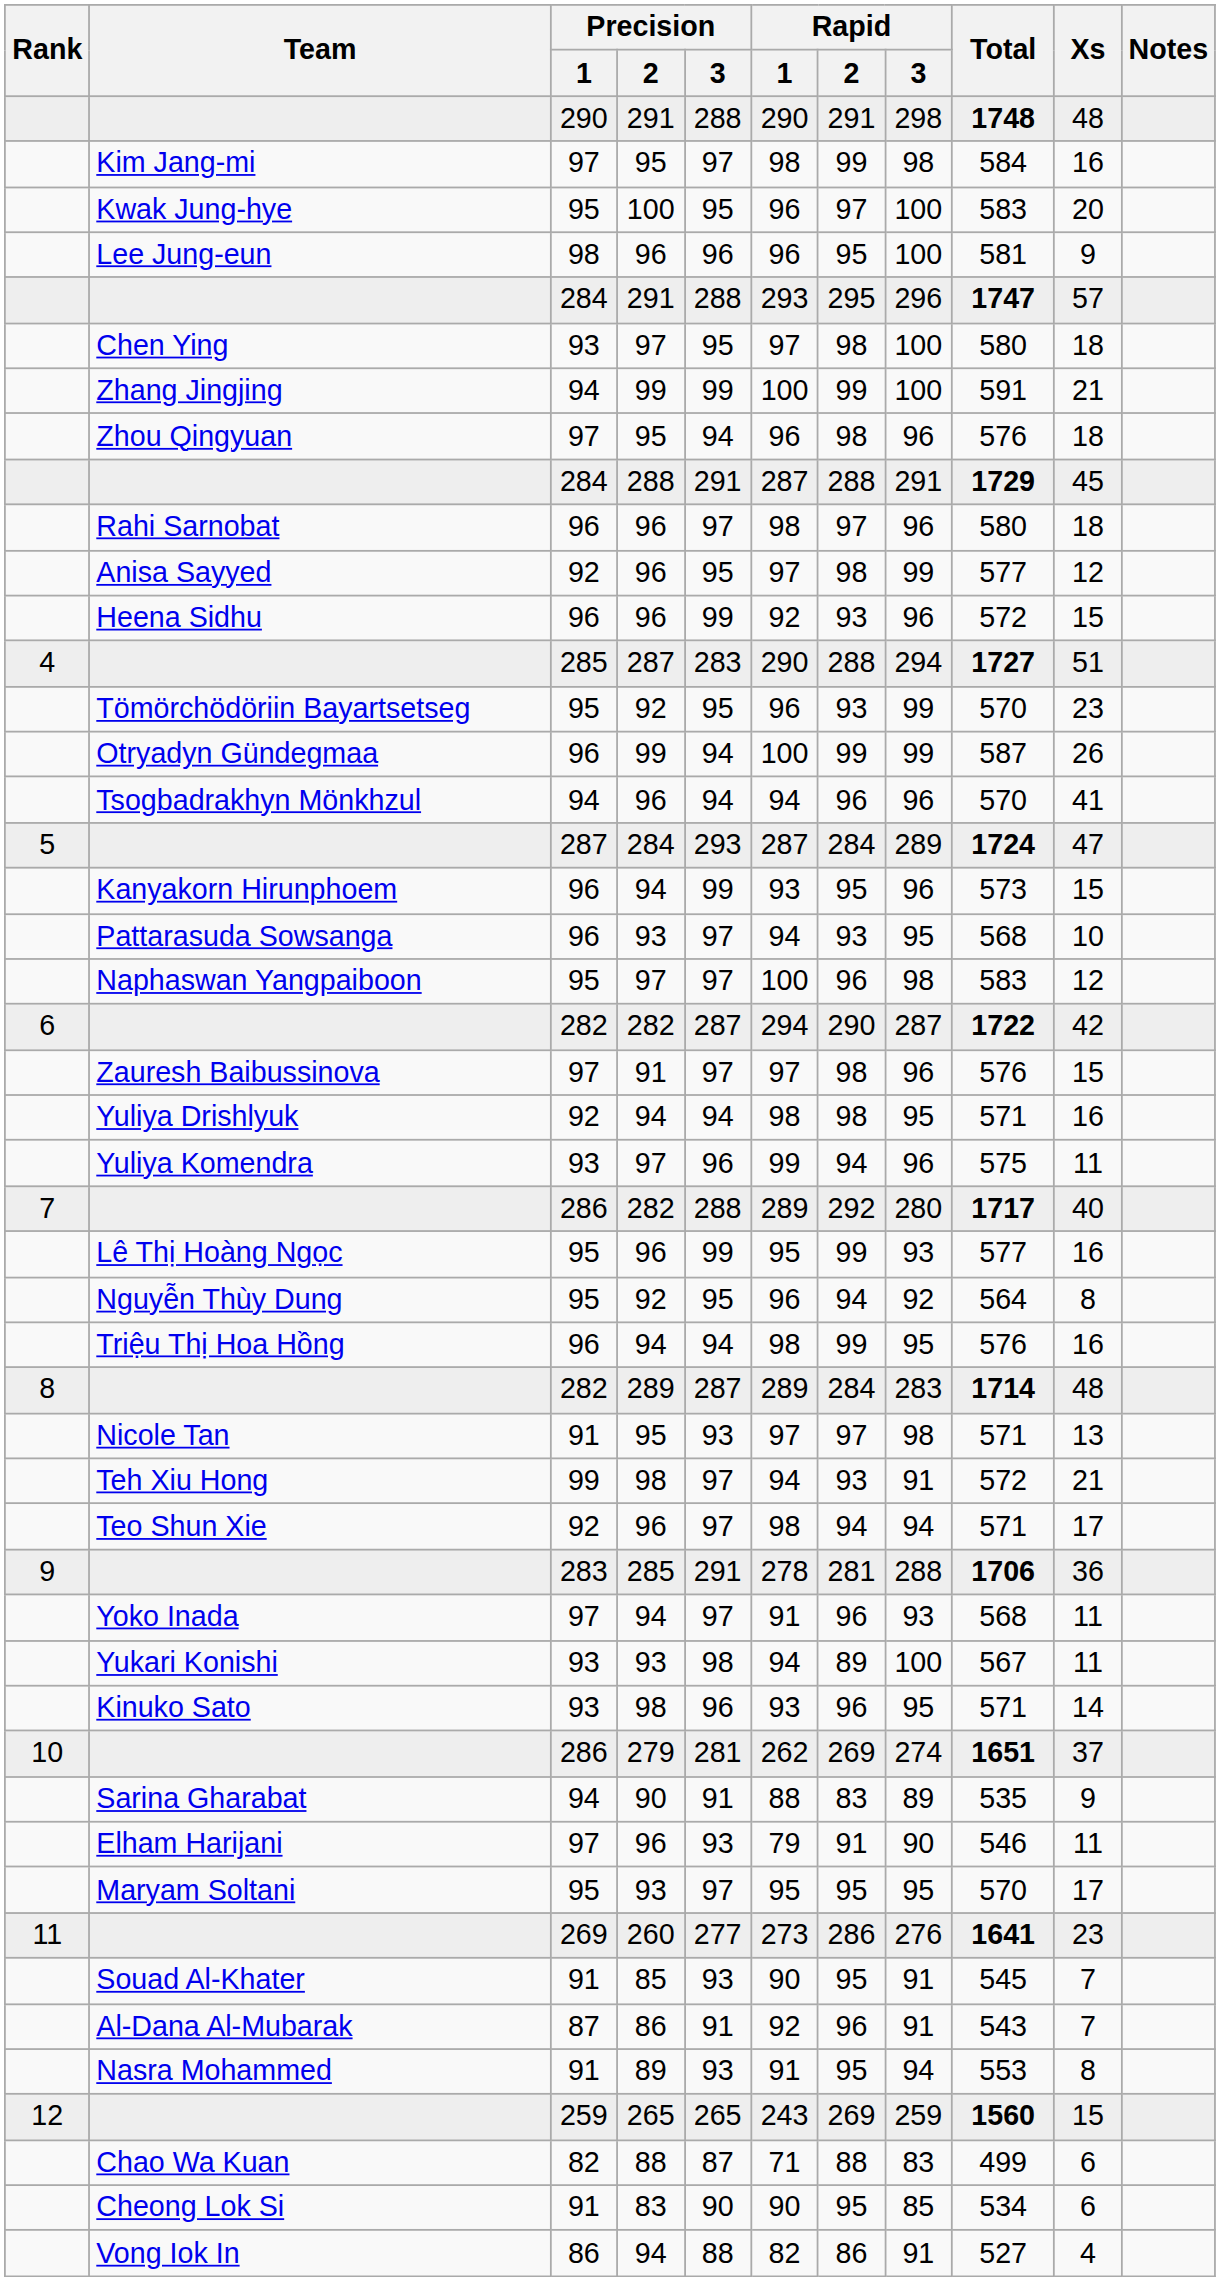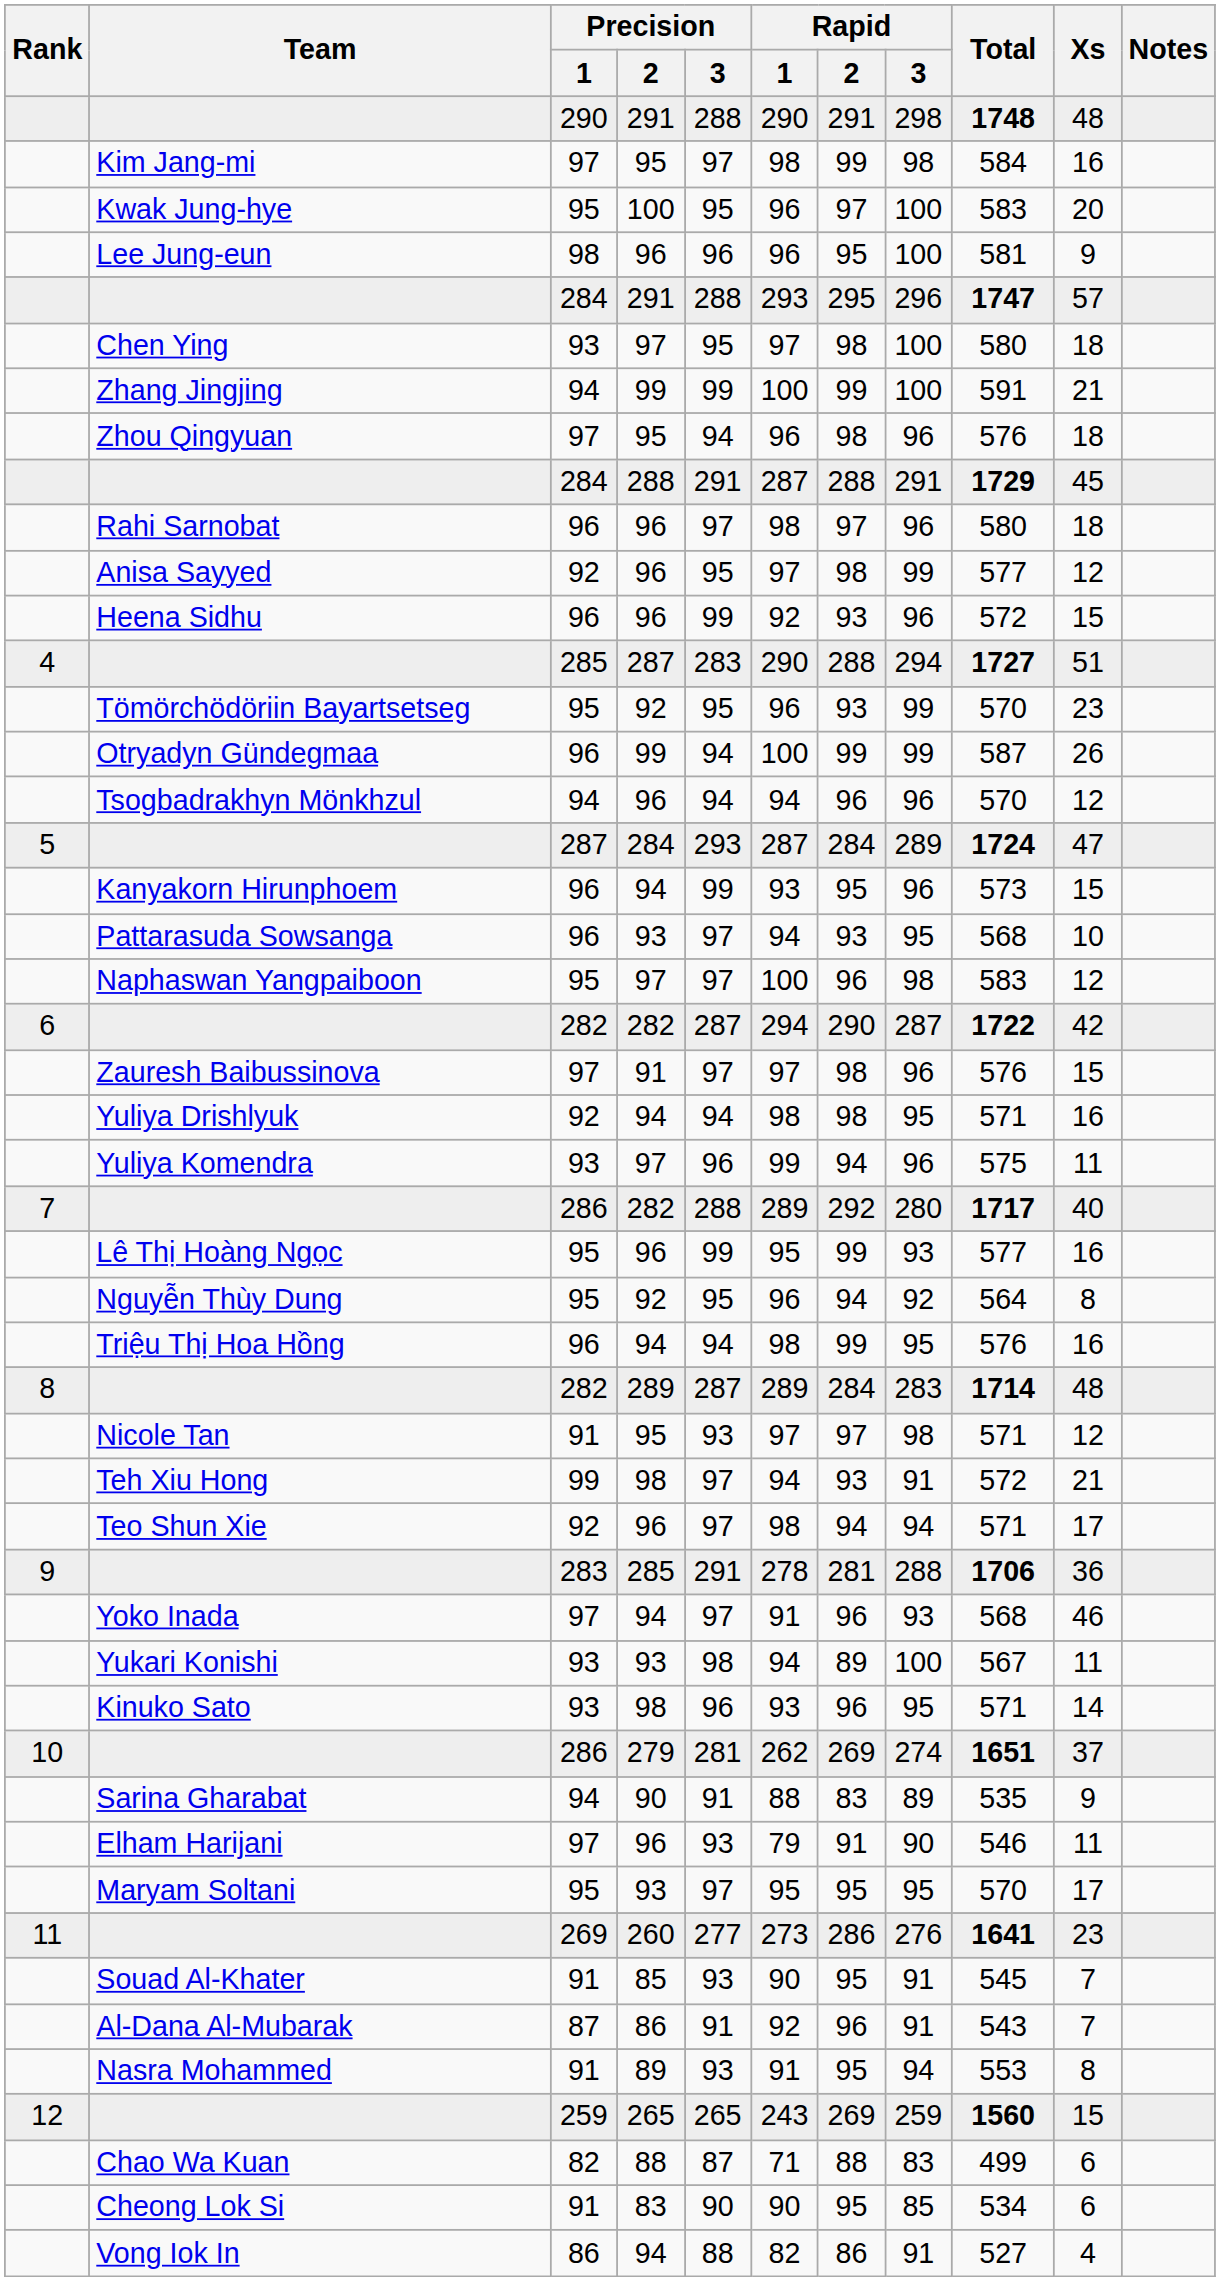(1088, 799) 41 -> (1088, 799) 12
(1088, 1435) 13 -> (1088, 1435) 12
(1088, 1616) 11 -> (1088, 1616) 46
